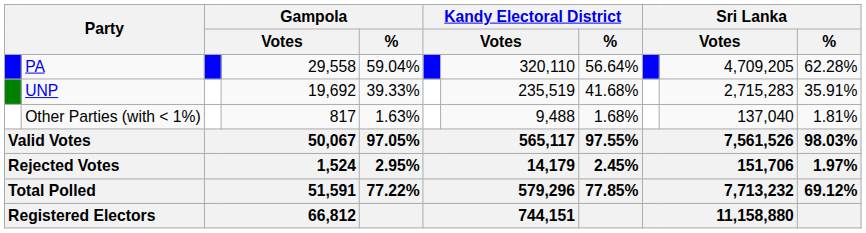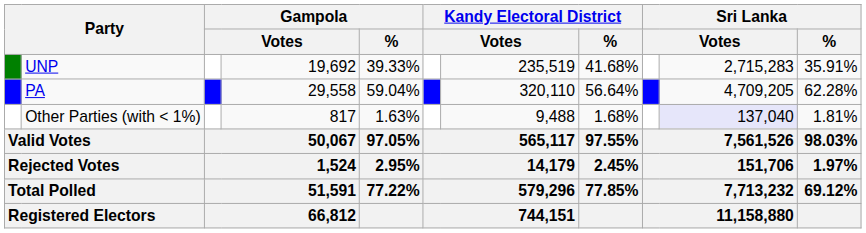rows swapped: (35, 66) <-> (42, 91)
(765, 116) no background -> (765, 116) lavender background
